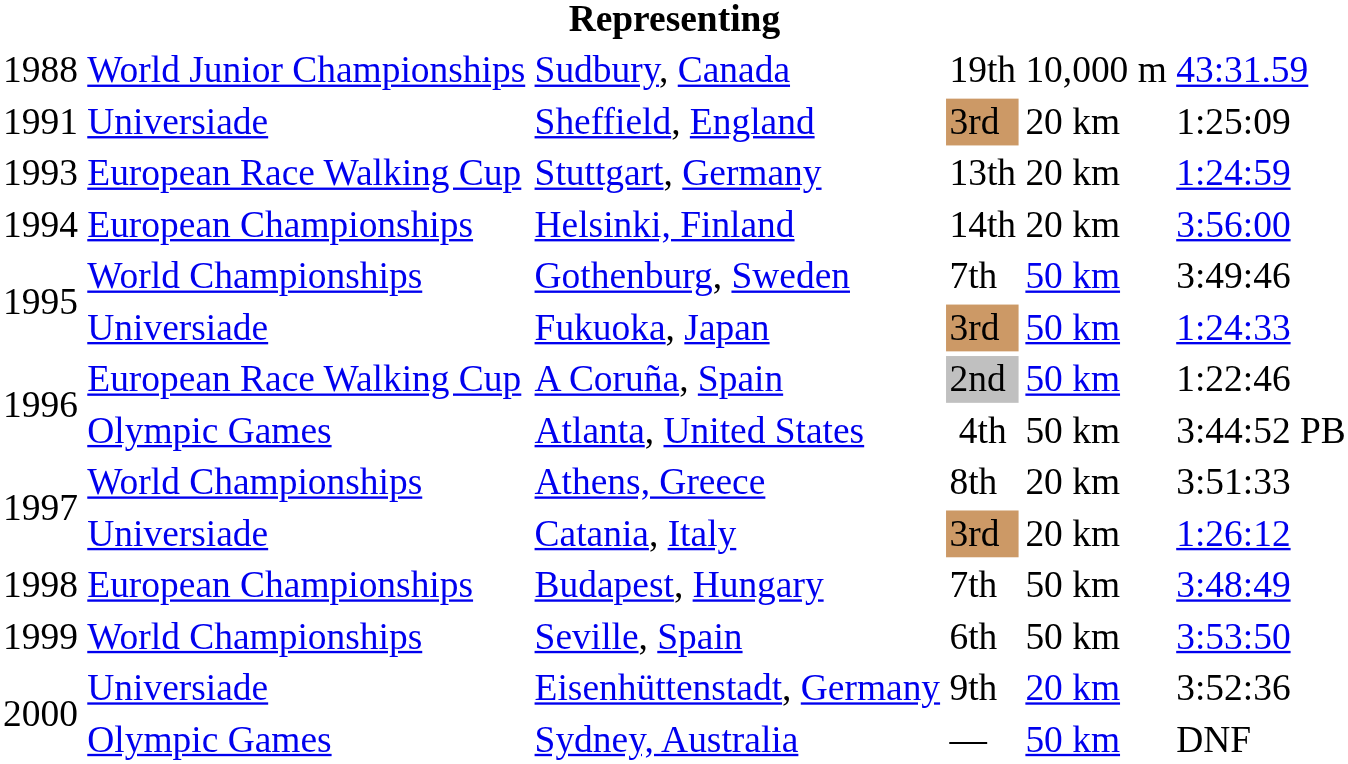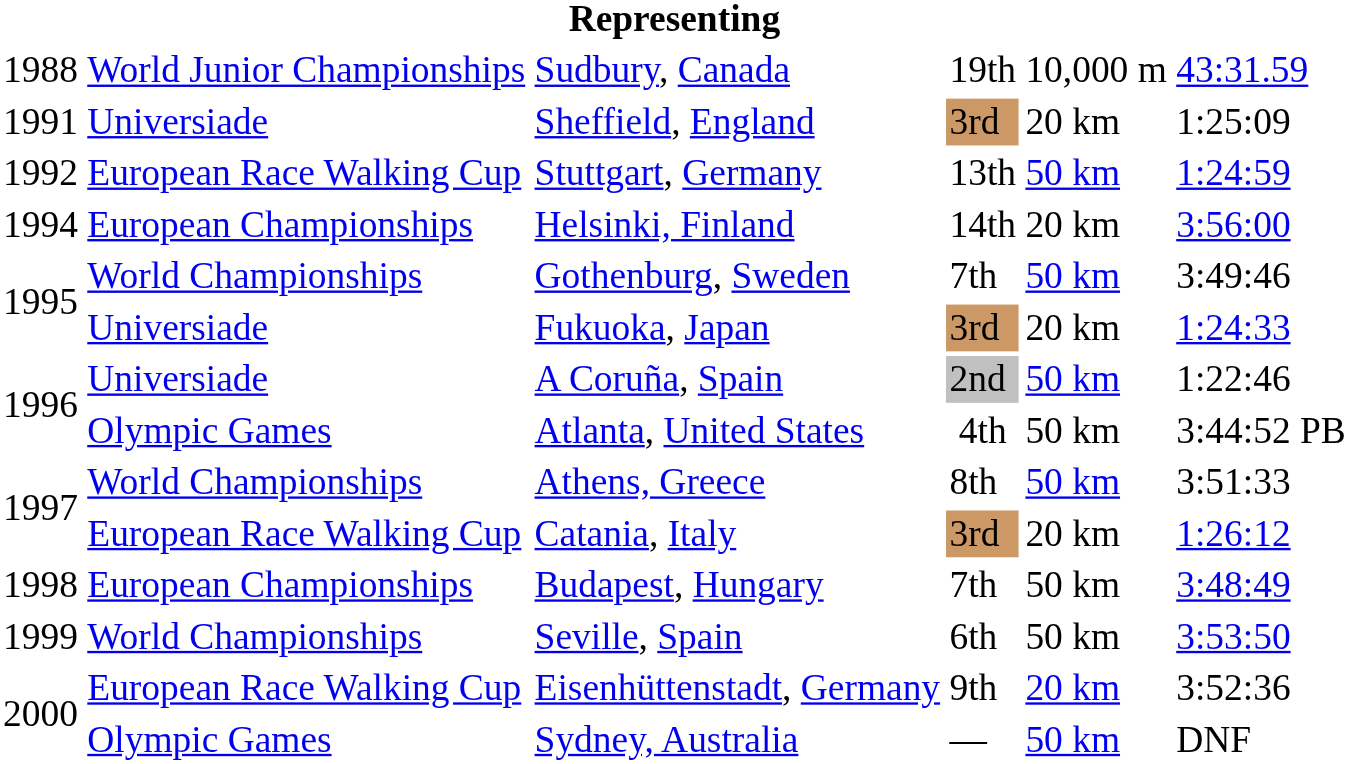(40, 172) 1993 -> (40, 172) 1992
(1073, 172) 20 km -> (1073, 172) 50 km
(1073, 327) 50 km -> (1073, 327) 20 km
(304, 378) European Race Walking Cup -> (178, 378) Universiade
(1073, 481) 20 km -> (1073, 481) 50 km
(178, 533) Universiade -> (304, 533) European Race Walking Cup
(178, 687) Universiade -> (304, 687) European Race Walking Cup
